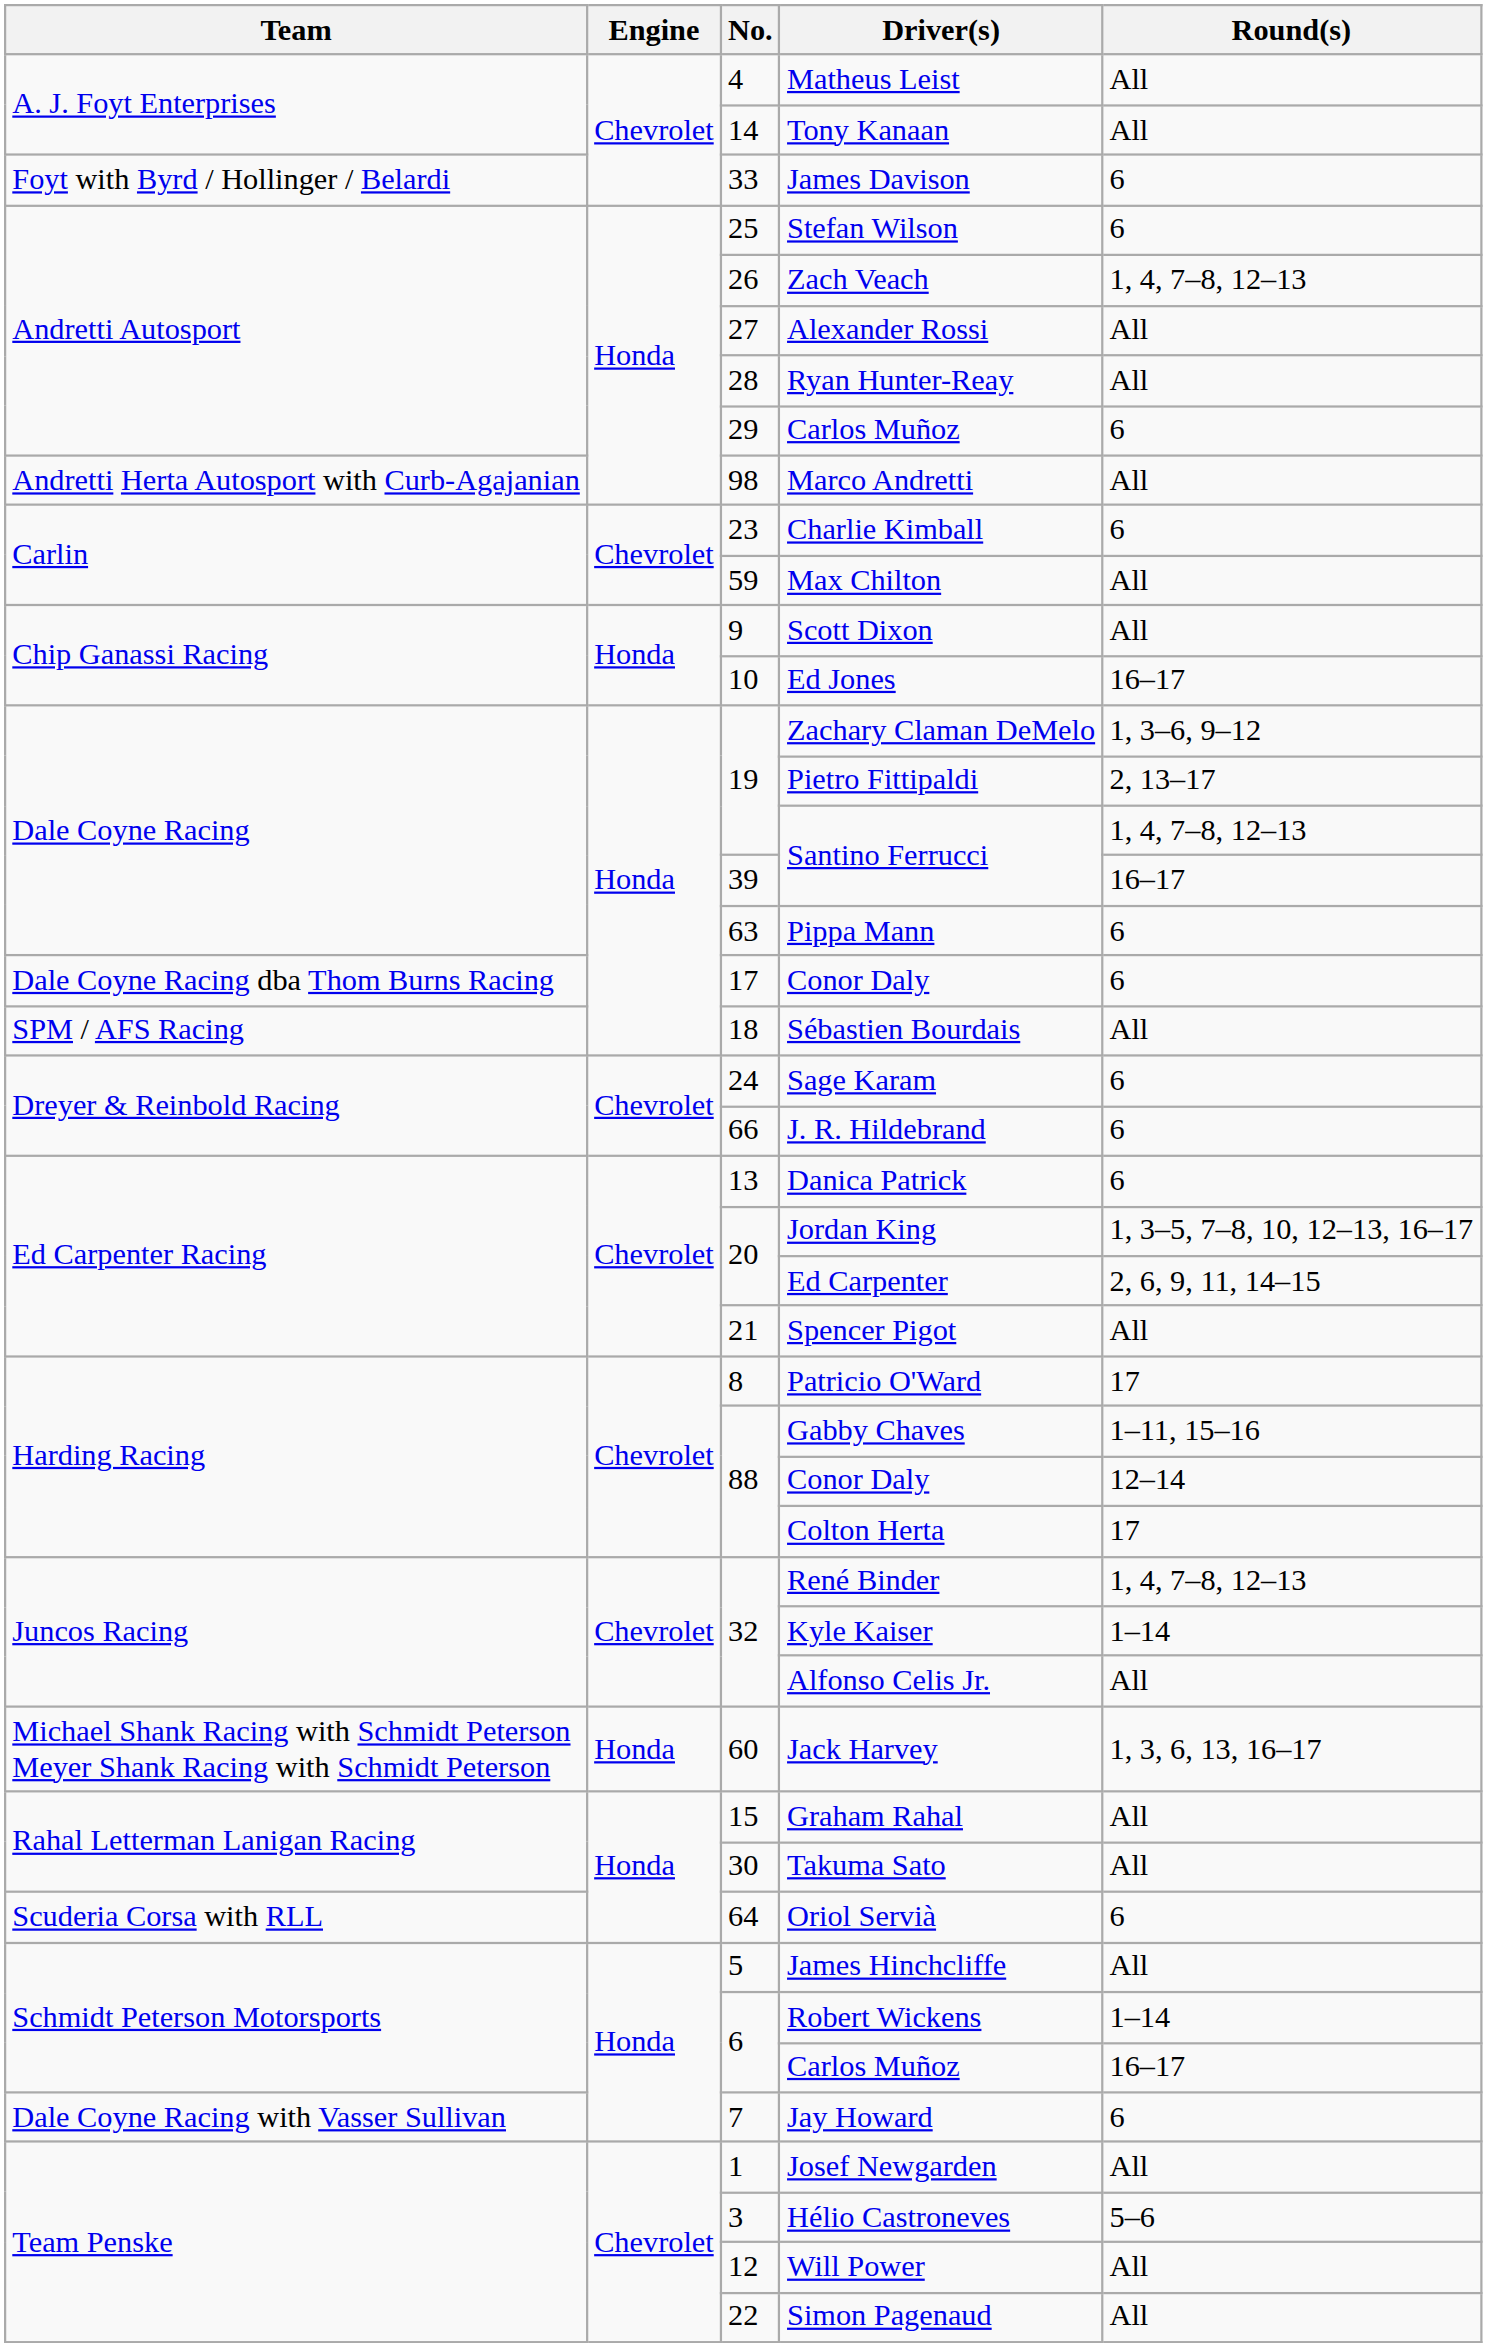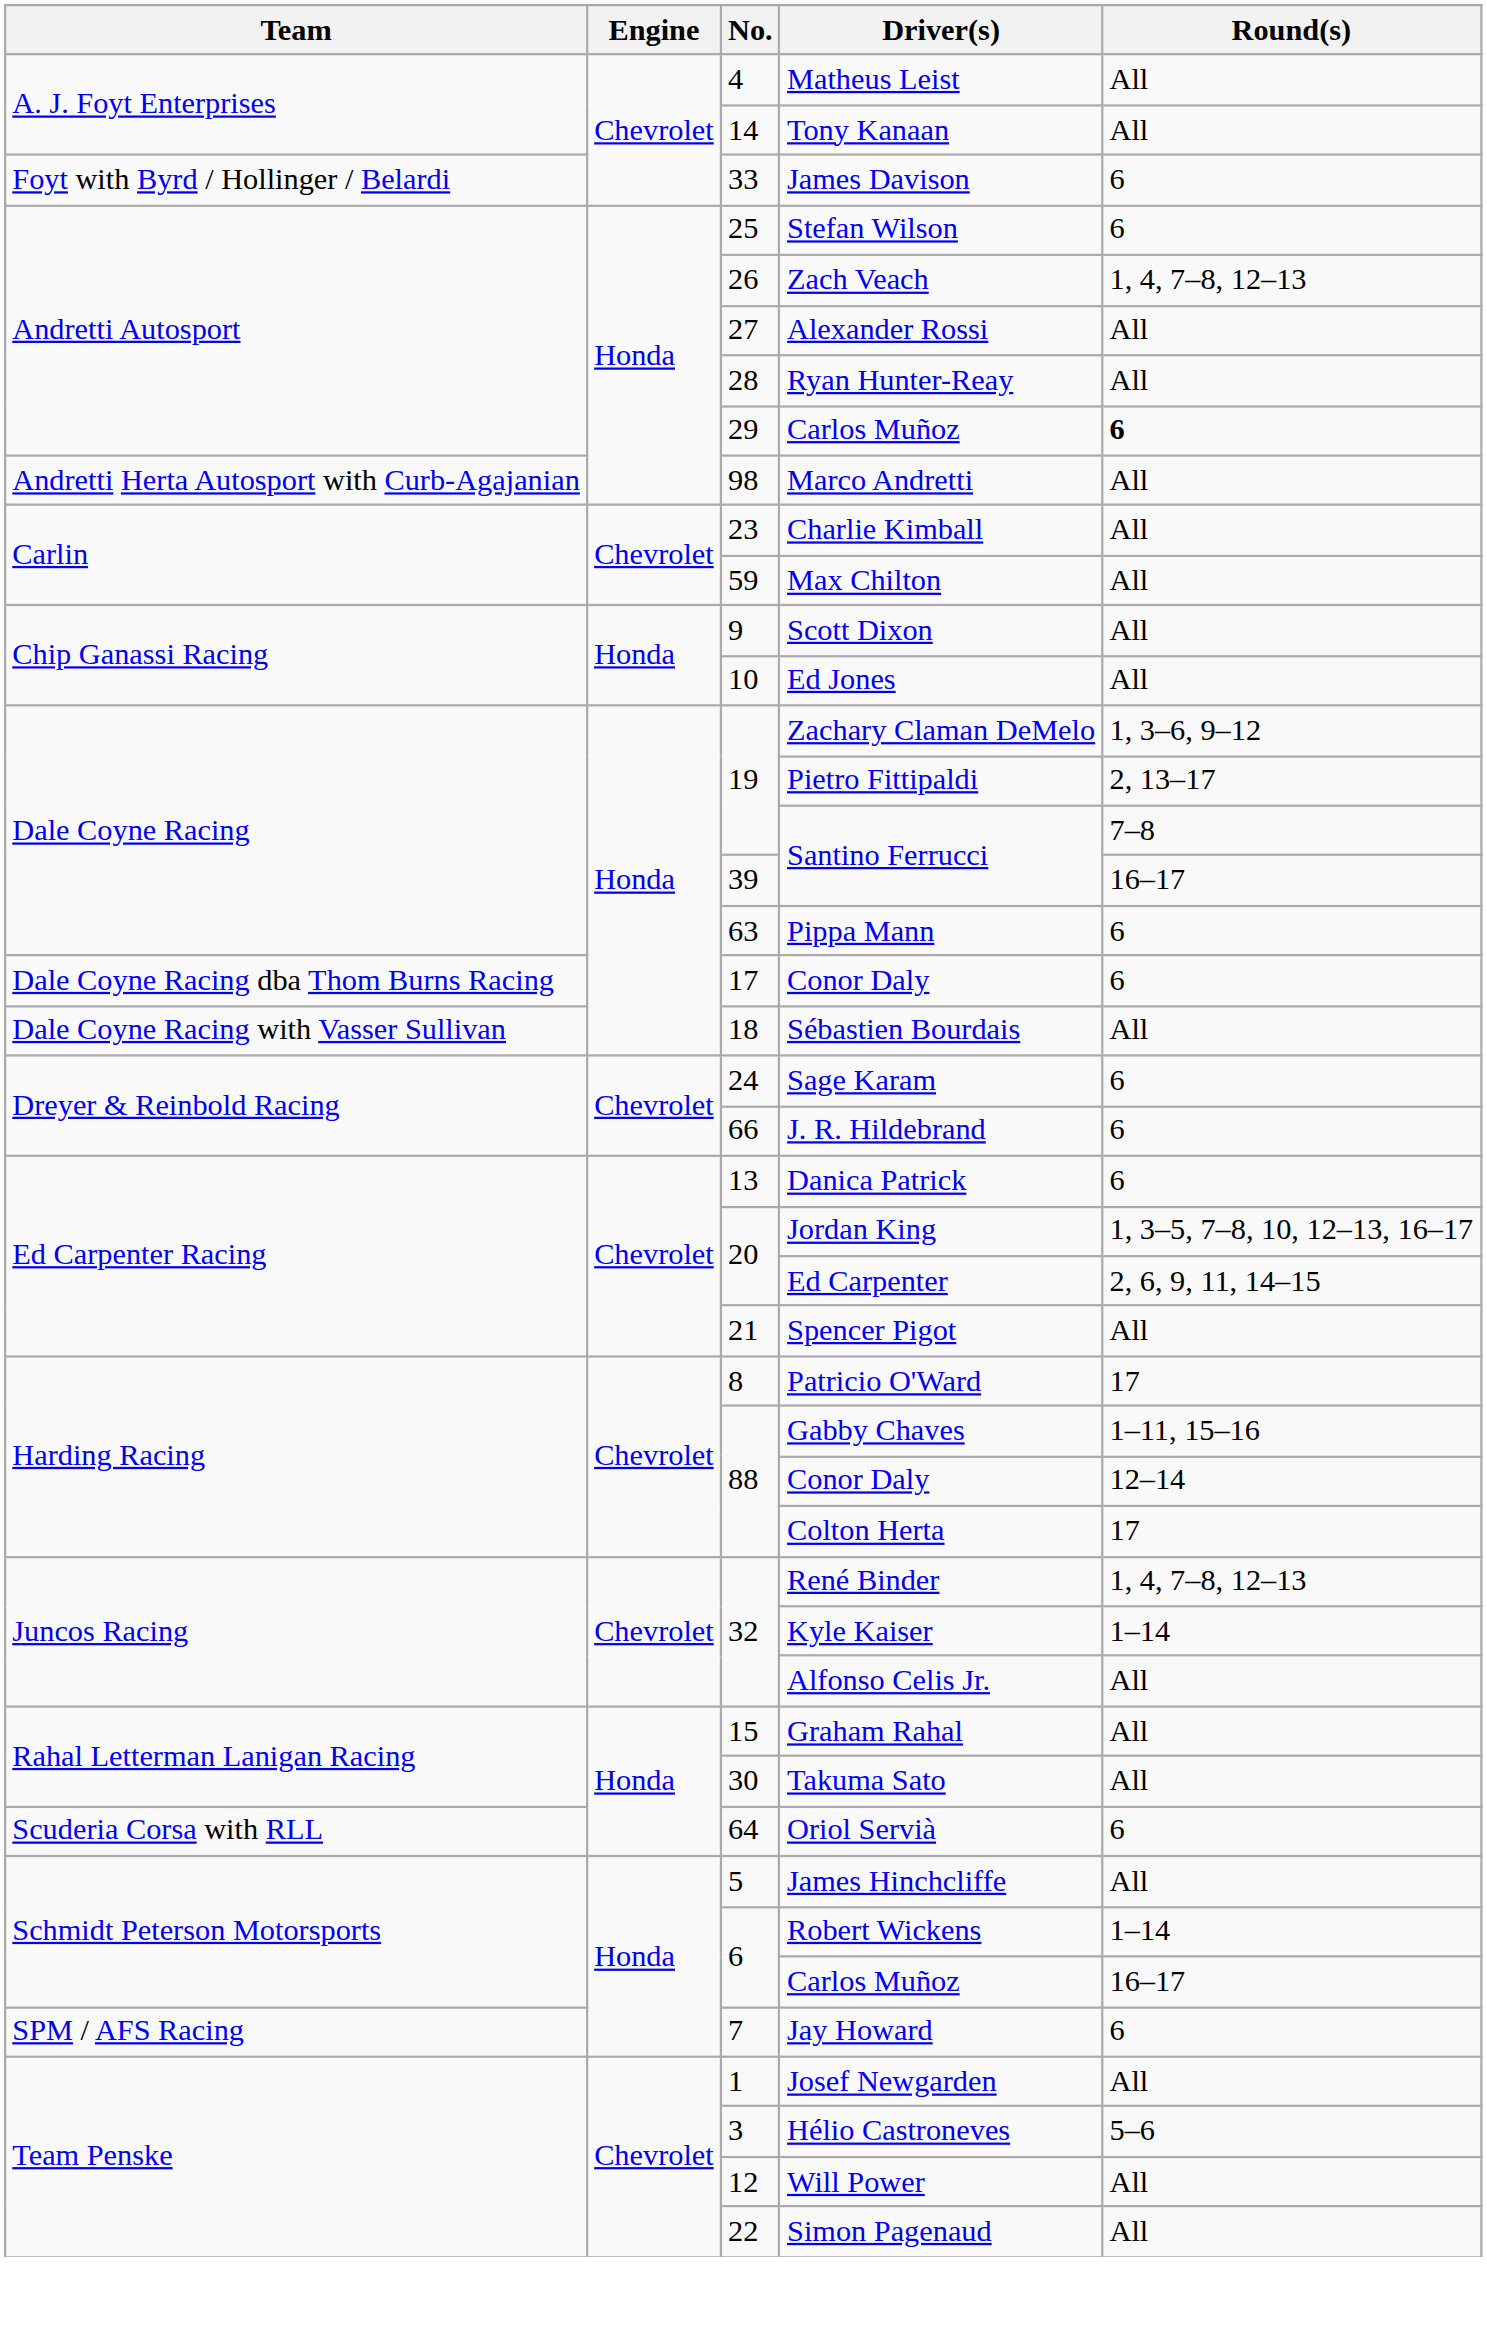(1117, 429) normal -> (1117, 429) bold
(1117, 529) 6 -> (1129, 529) All
(1147, 679) 16–17 -> (1129, 679) All
(1208, 829) 1, 4, 7–8, 12–13 -> (1132, 829) 7–8
(128, 1029) SPM / AFS Racing -> (259, 1029) Dale Coyne Racing with Vasser Sullivan
- row: (743, 1748)
(259, 2116) Dale Coyne Racing with Vasser Sullivan -> (128, 2030) SPM / AFS Racing
